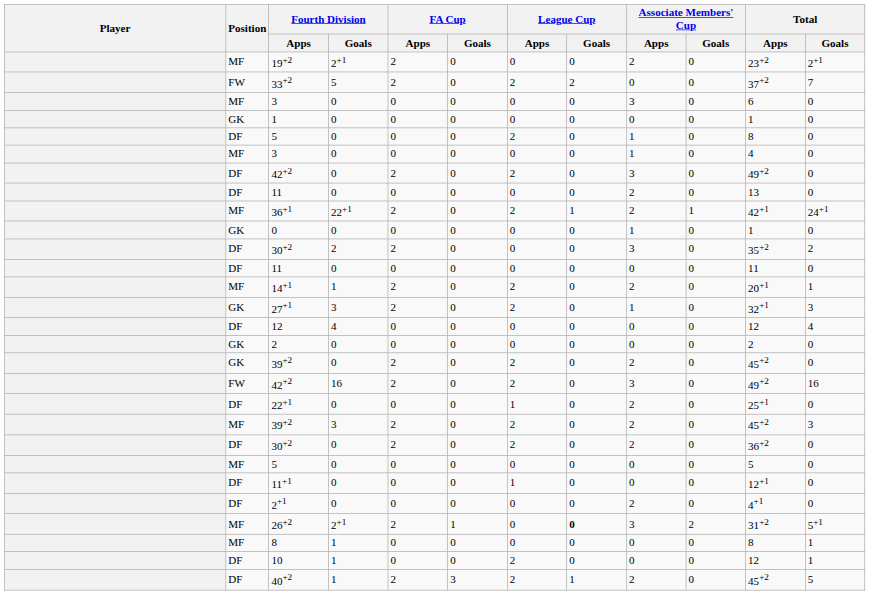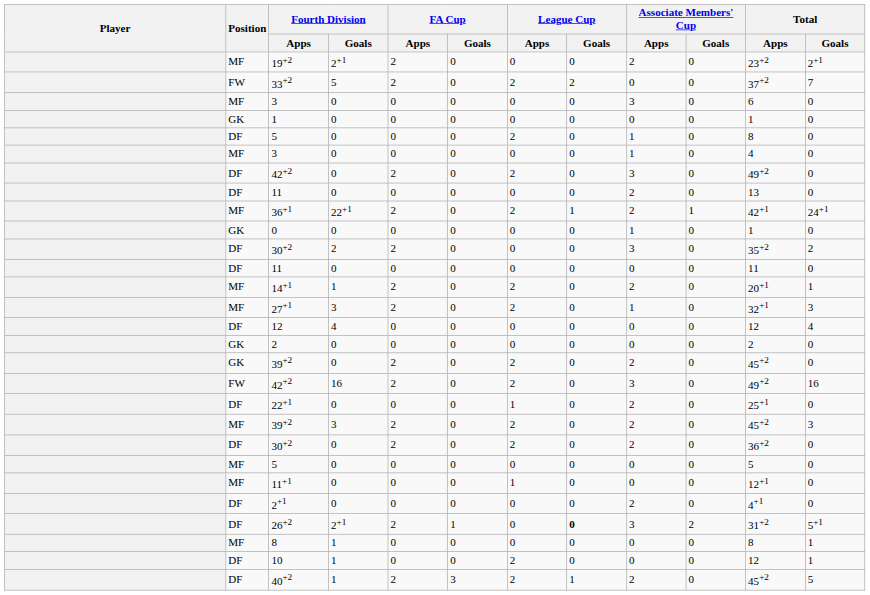(236, 307) GK -> (236, 307) MF
(235, 483) DF -> (236, 483) MF
(236, 524) MF -> (235, 524) DF
